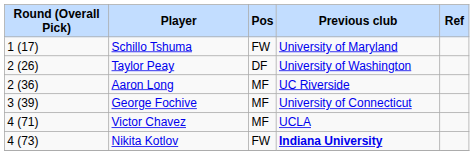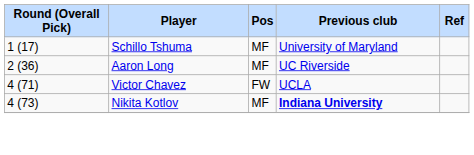(261, 47) FW -> (260, 47) MF
- row: (143, 66)
- row: (154, 104)
(260, 123) MF -> (261, 85) FW
(261, 142) FW -> (260, 104) MF
